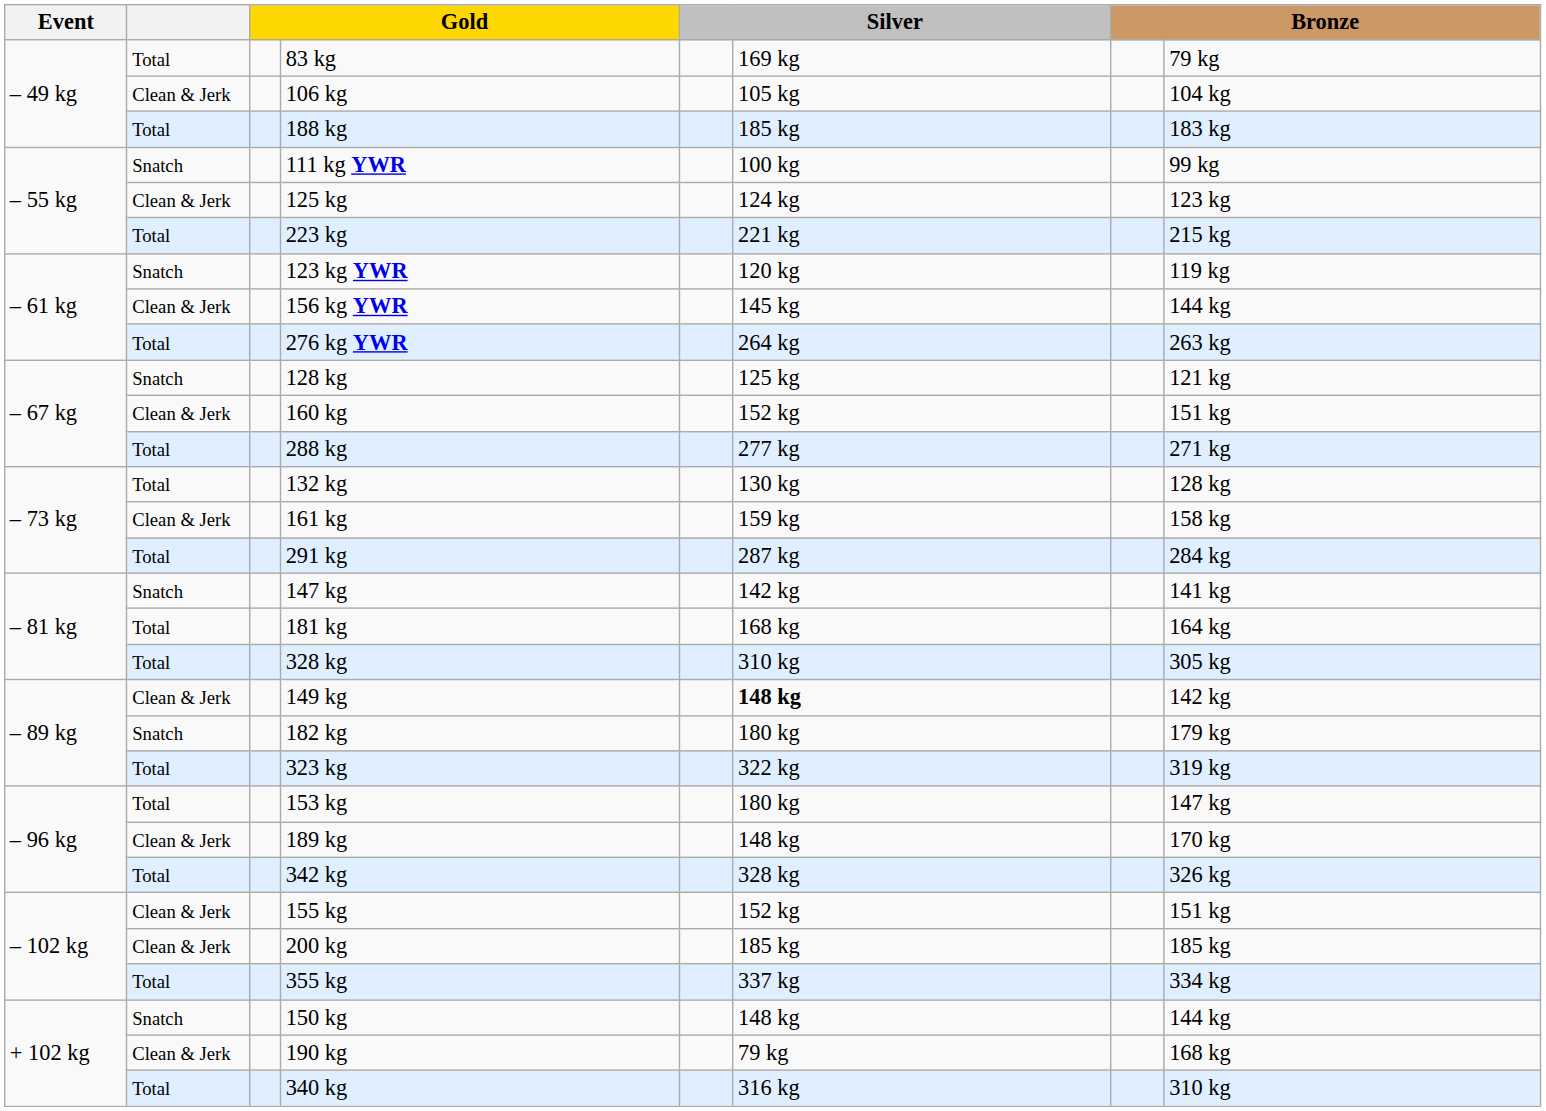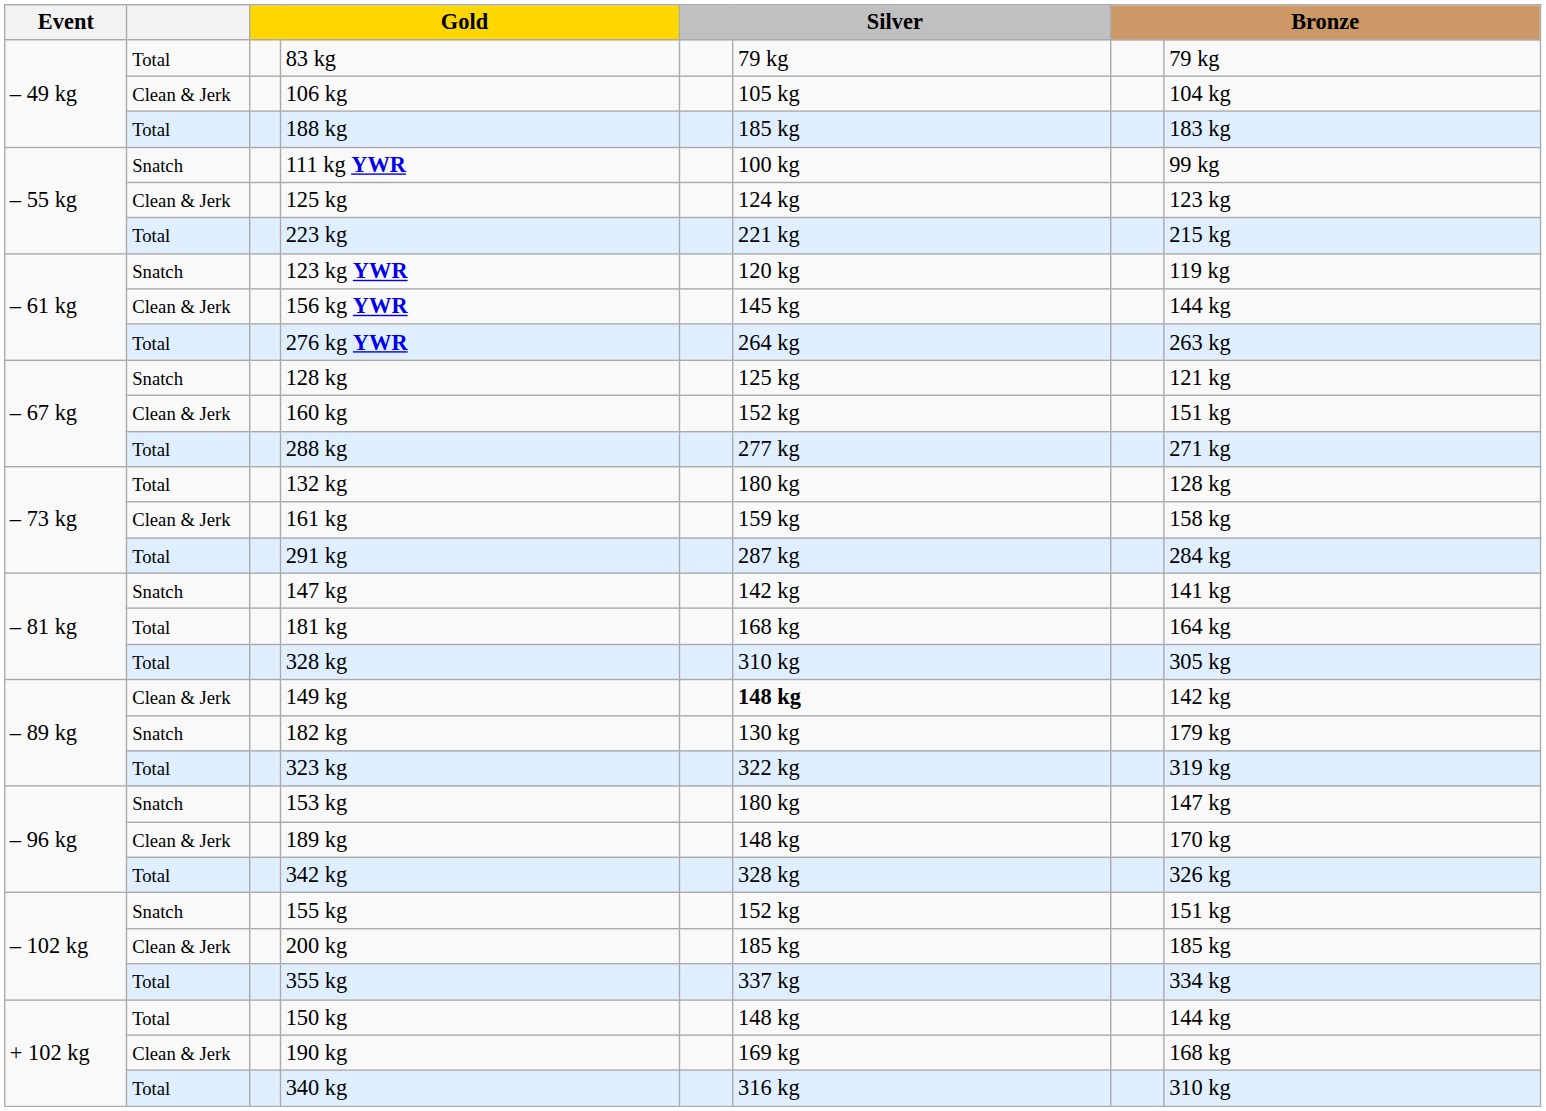(769, 57) 169 kg -> (763, 57) 79 kg
(769, 484) 130 kg -> (769, 484) 180 kg
(769, 732) 180 kg -> (769, 732) 130 kg
(151, 805) Total -> (158, 805) Snatch
(181, 911) Clean & Jerk -> (158, 911) Snatch
(158, 1018) Snatch -> (151, 1018) Total
(763, 1052) 79 kg -> (769, 1052) 169 kg
